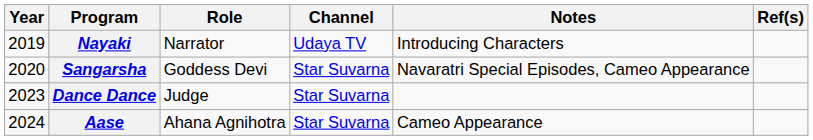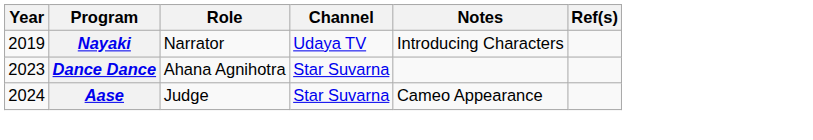- row: (104, 69)
(186, 95) Judge -> (225, 69) Ahana Agnihotra
(225, 122) Ahana Agnihotra -> (186, 95) Judge
